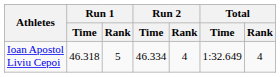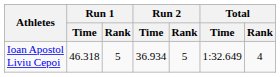(151, 57) 46.334 -> (151, 57) 36.934
(184, 57) 4 -> (184, 57) 5
